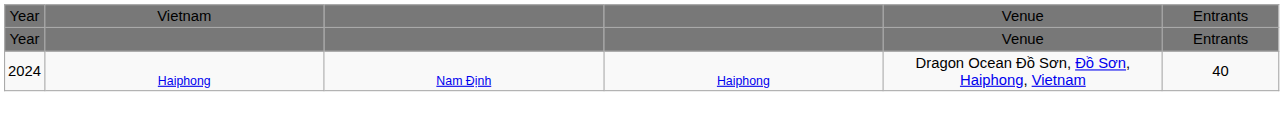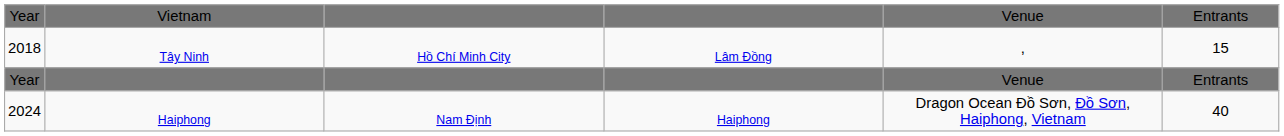+ row: (184, 56)
